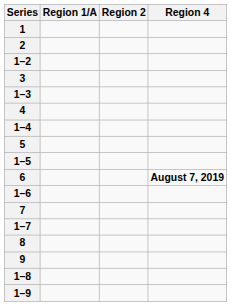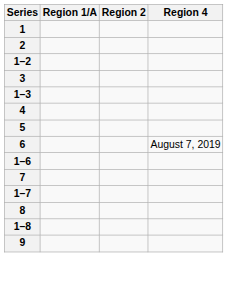- row: (22, 128)
- row: (22, 161)
(187, 177) bold -> (186, 144) normal
rows swapped: (22, 276) <-> (22, 260)
- row: (22, 293)
